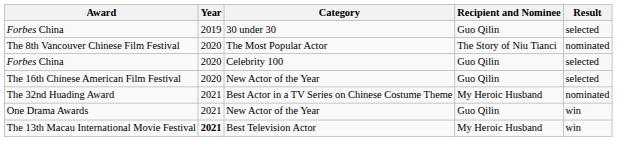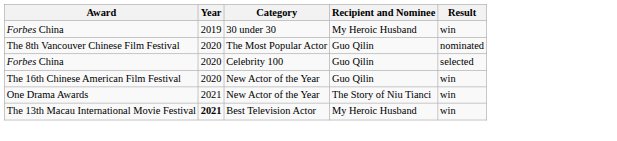(478, 29) Guo Qilin -> (374, 29) My Heroic Husband
(582, 29) selected -> (448, 29) win
(507, 45) The Story of Niu Tianci -> (353, 45) Guo Qilin
(582, 78) selected -> (448, 78) win
- row: (60, 95)
(478, 111) Guo Qilin -> (382, 95) The Story of Niu Tianci
